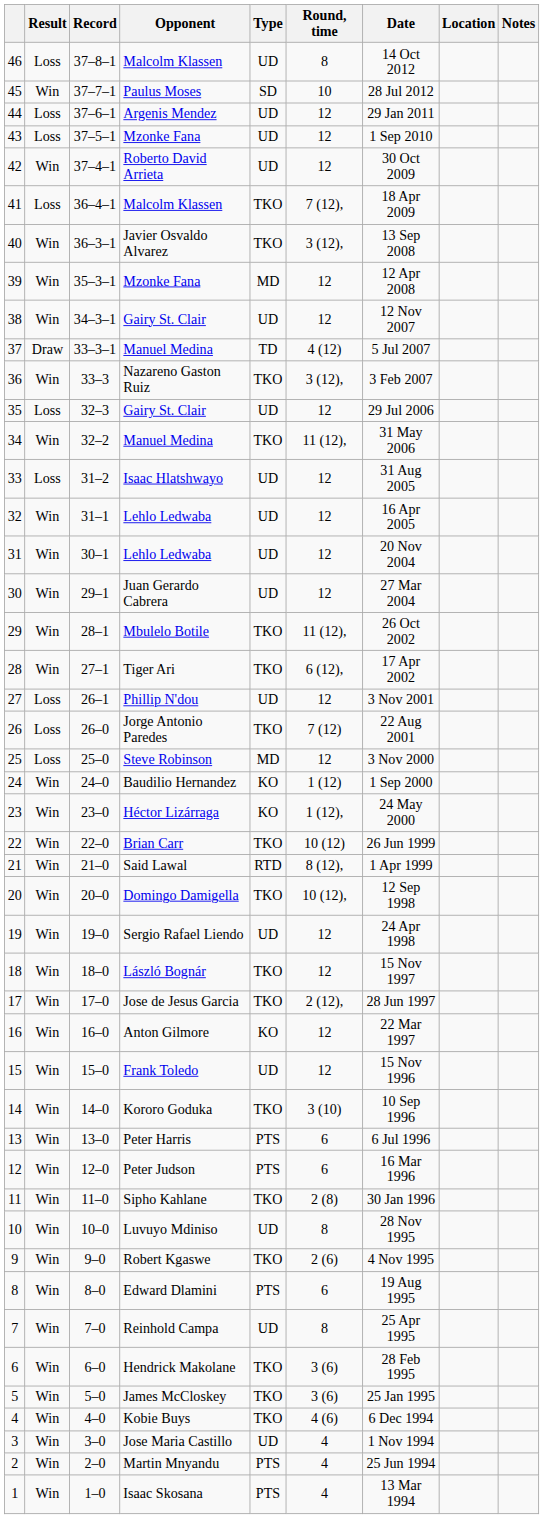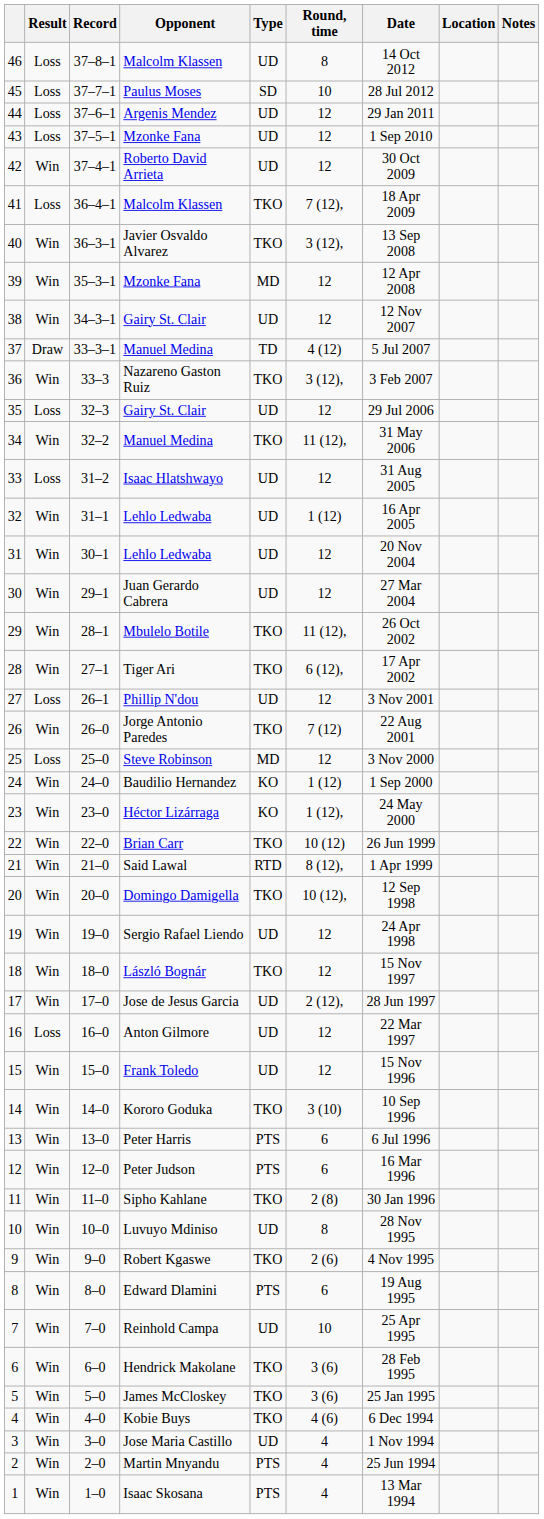(47, 92) Win -> (47, 92) Loss
(324, 516) 12 -> (324, 516) 1 (12)
(47, 730) Loss -> (47, 730) Win
(268, 1002) TKO -> (268, 1002) UD
(47, 1032) Win -> (47, 1032) Loss
(268, 1032) KO -> (268, 1032) UD
(324, 1328) 8 -> (324, 1328) 10
